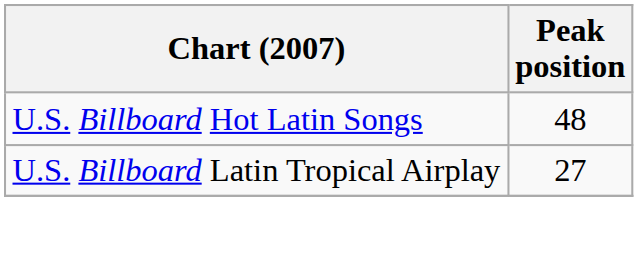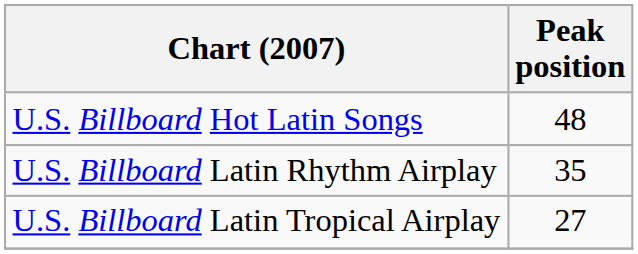+ row: (255, 169)
